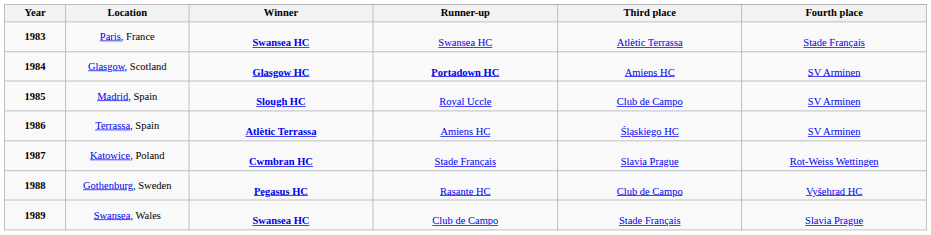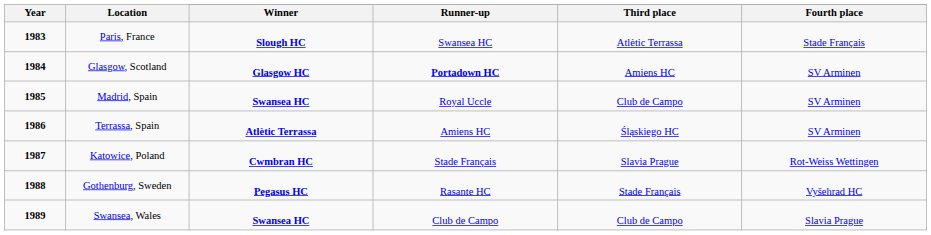(281, 43) Swansea HC -> (281, 43) Slough HC
(281, 102) Slough HC -> (281, 102) Swansea HC
(650, 192) Club de Campo -> (650, 192) Stade Français
(650, 221) Stade Français -> (650, 221) Club de Campo
